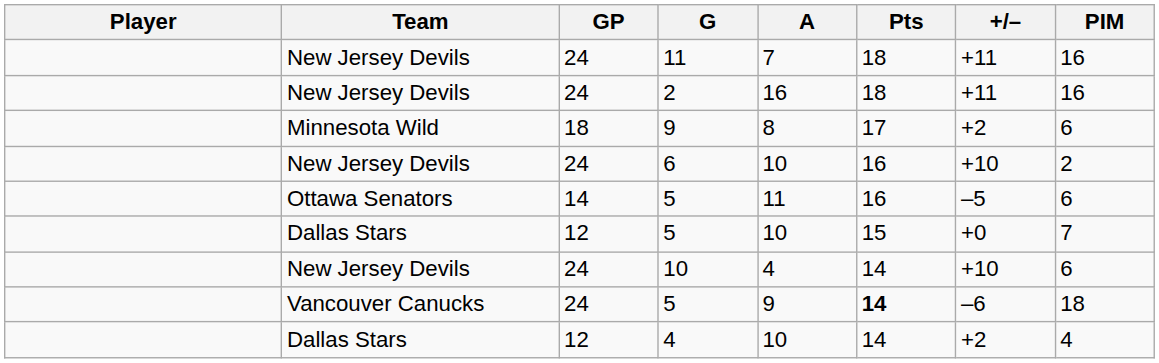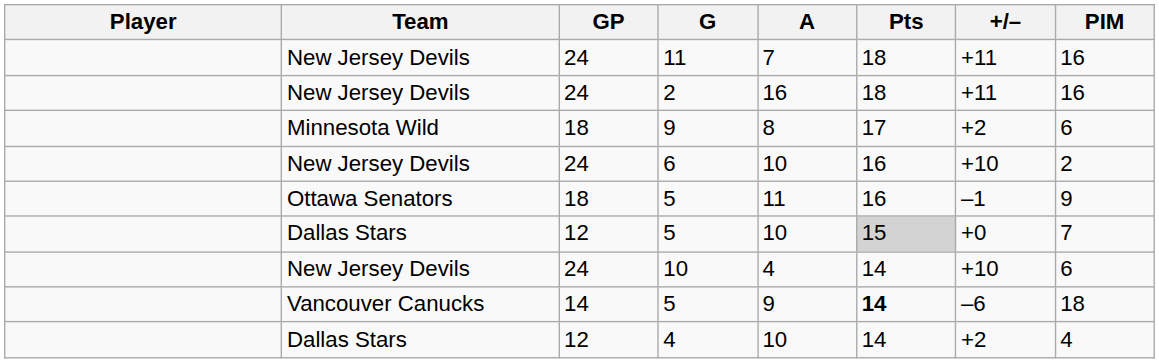(576, 198) 14 -> (576, 198) 18
(973, 198) –5 -> (973, 198) –1
(1066, 198) 6 -> (1066, 198) 9
(874, 233) no background -> (874, 233) lightgrey background
(576, 304) 24 -> (576, 304) 14
